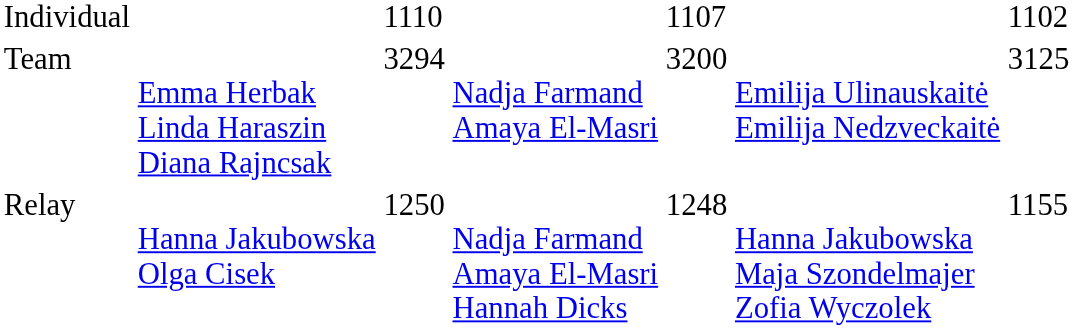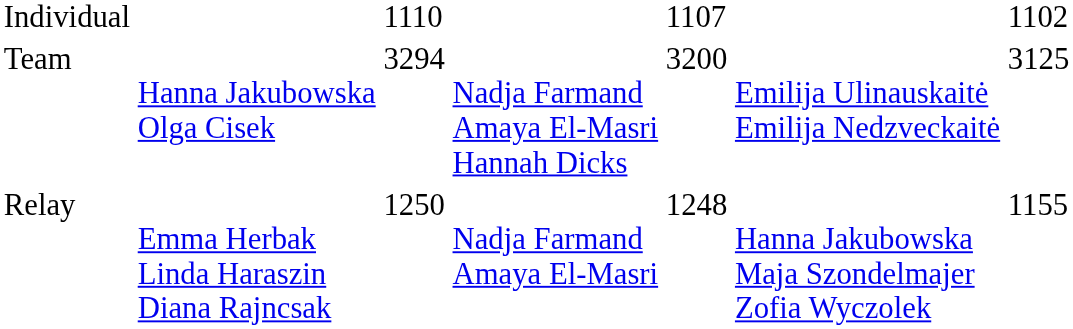(235, 127) Emma Herbak Linda Haraszin Diana Rajncsak -> (257, 110) Hanna Jakubowska Olga Cisek
(555, 110) Nadja Farmand Amaya El-Masri -> (555, 127) Nadja Farmand Amaya El-Masri Hannah Dicks
(257, 256) Hanna Jakubowska Olga Cisek -> (235, 273) Emma Herbak Linda Haraszin Diana Rajncsak
(555, 273) Nadja Farmand Amaya El-Masri Hannah Dicks -> (555, 256) Nadja Farmand Amaya El-Masri
